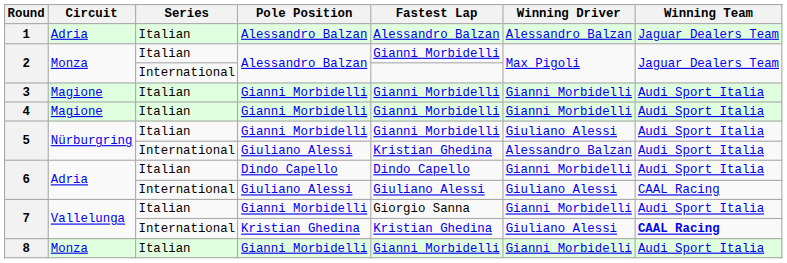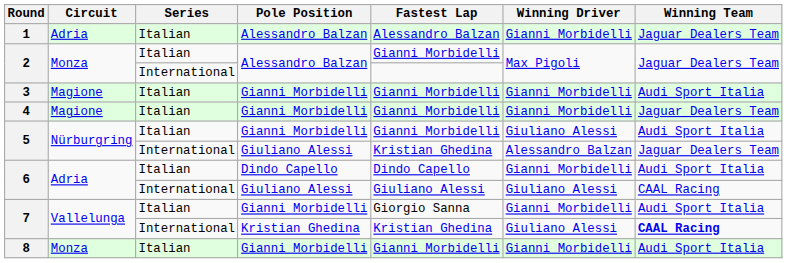(569, 34) Alessandro Balzan -> (569, 34) Gianni Morbidelli
(701, 112) Audi Sport Italia -> (708, 112) Jaguar Dealers Team
(701, 151) Audi Sport Italia -> (708, 151) Jaguar Dealers Team
